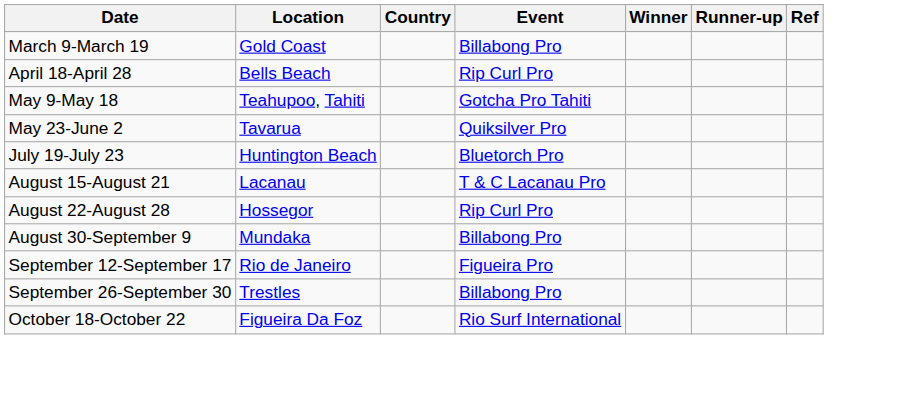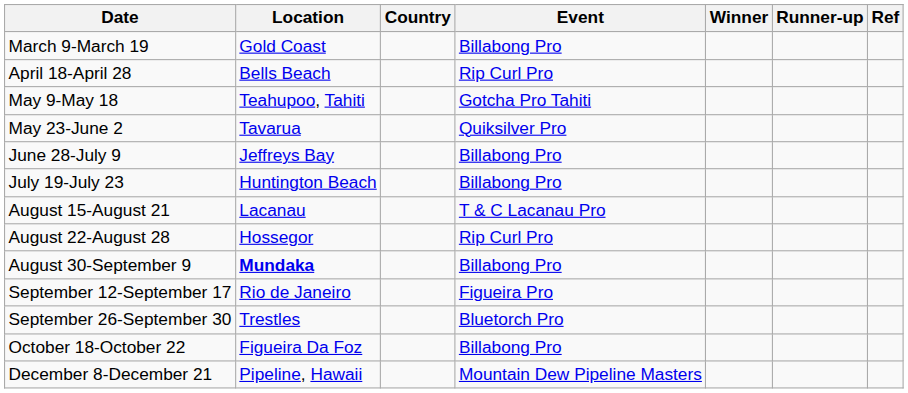+ row: (65, 155)
(511, 155) Bluetorch Pro -> (510, 182) Billabong Pro
(275, 237) normal -> (277, 264) bold
(510, 292) Billabong Pro -> (511, 319) Bluetorch Pro
(540, 319) Rio Surf International -> (510, 347) Billabong Pro
+ row: (110, 374)
